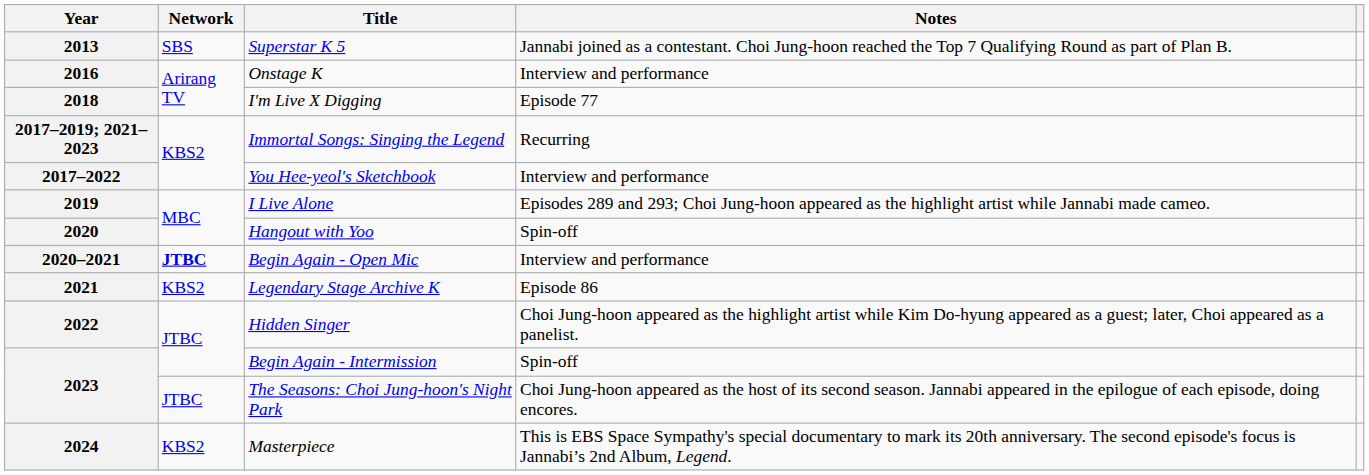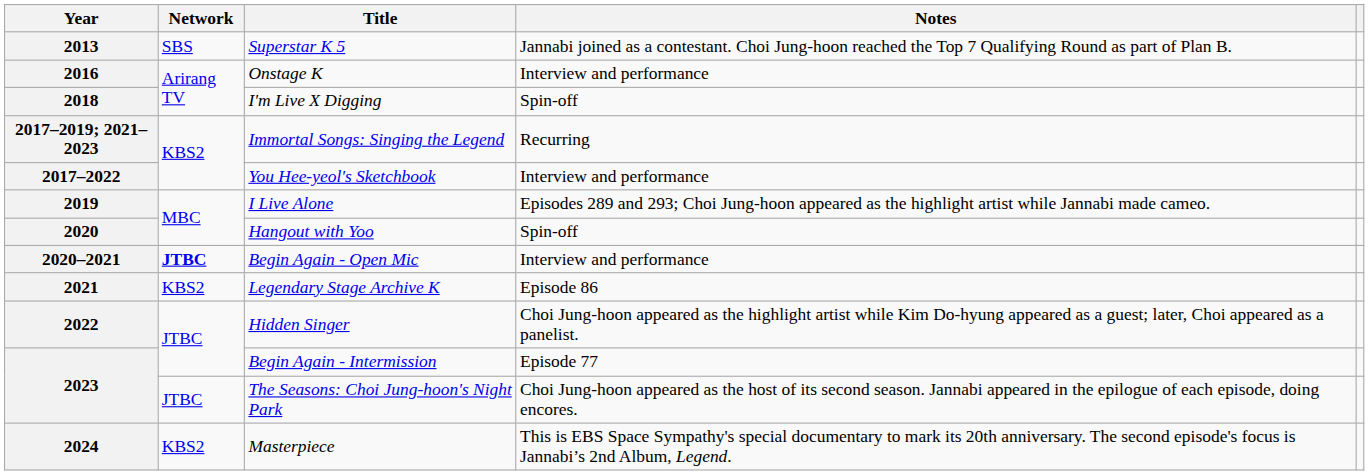(559, 101) Episode 77 -> (549, 101) Spin-off
(549, 361) Spin-off -> (559, 361) Episode 77
